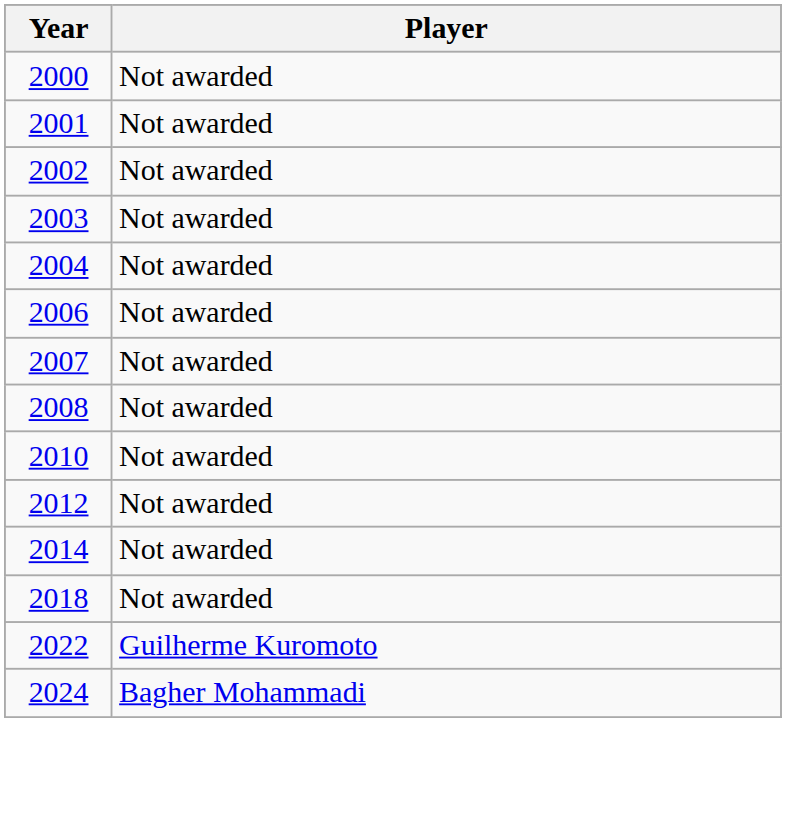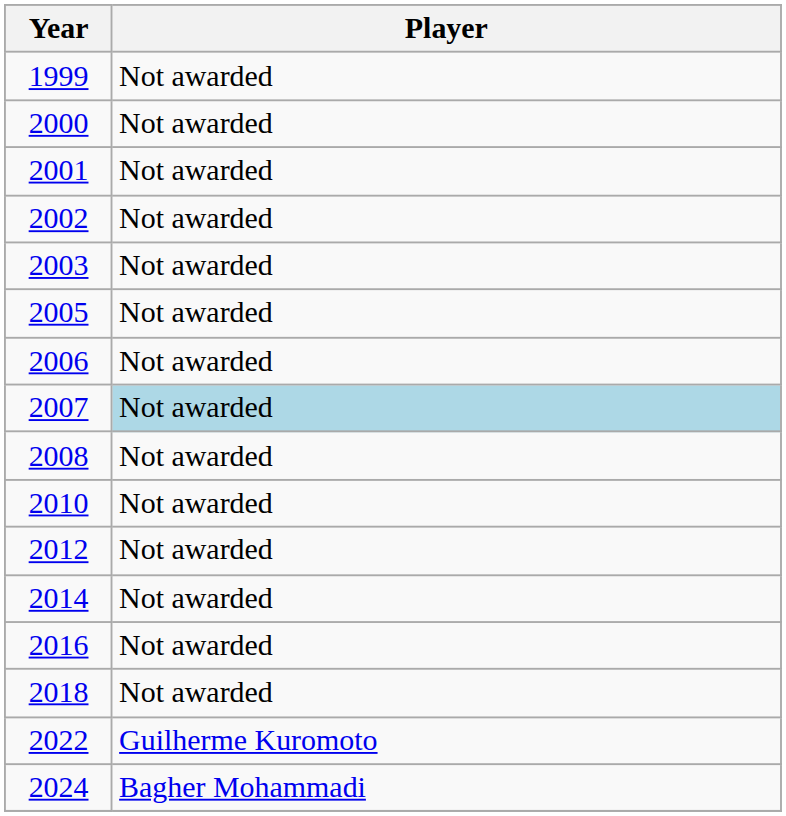+ row: (59, 75)
- row: (59, 265)
+ row: (59, 312)
(196, 360) no background -> (196, 407) lightblue background
+ row: (59, 645)
